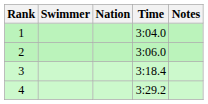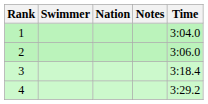columns swapped: (151, 14) <-> (186, 14)
